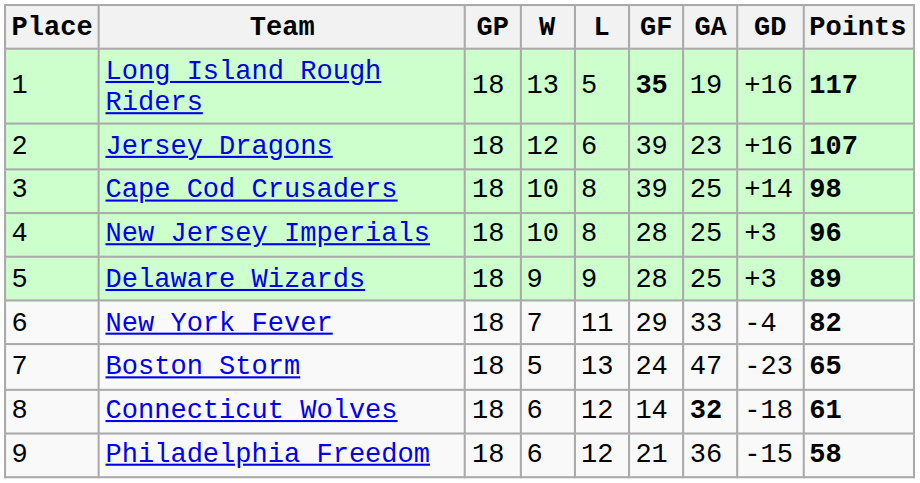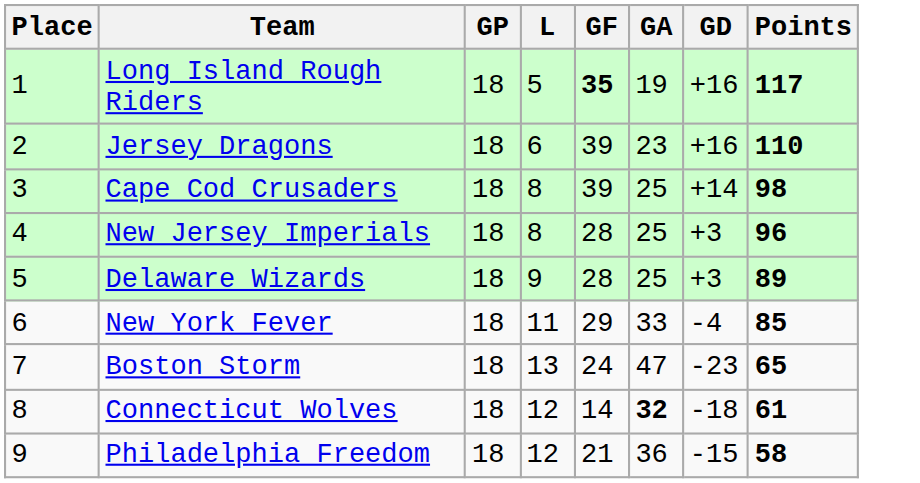- column: (547, 27)
(834, 146) 107 -> (779, 146) 110
(825, 323) 82 -> (771, 323) 85
